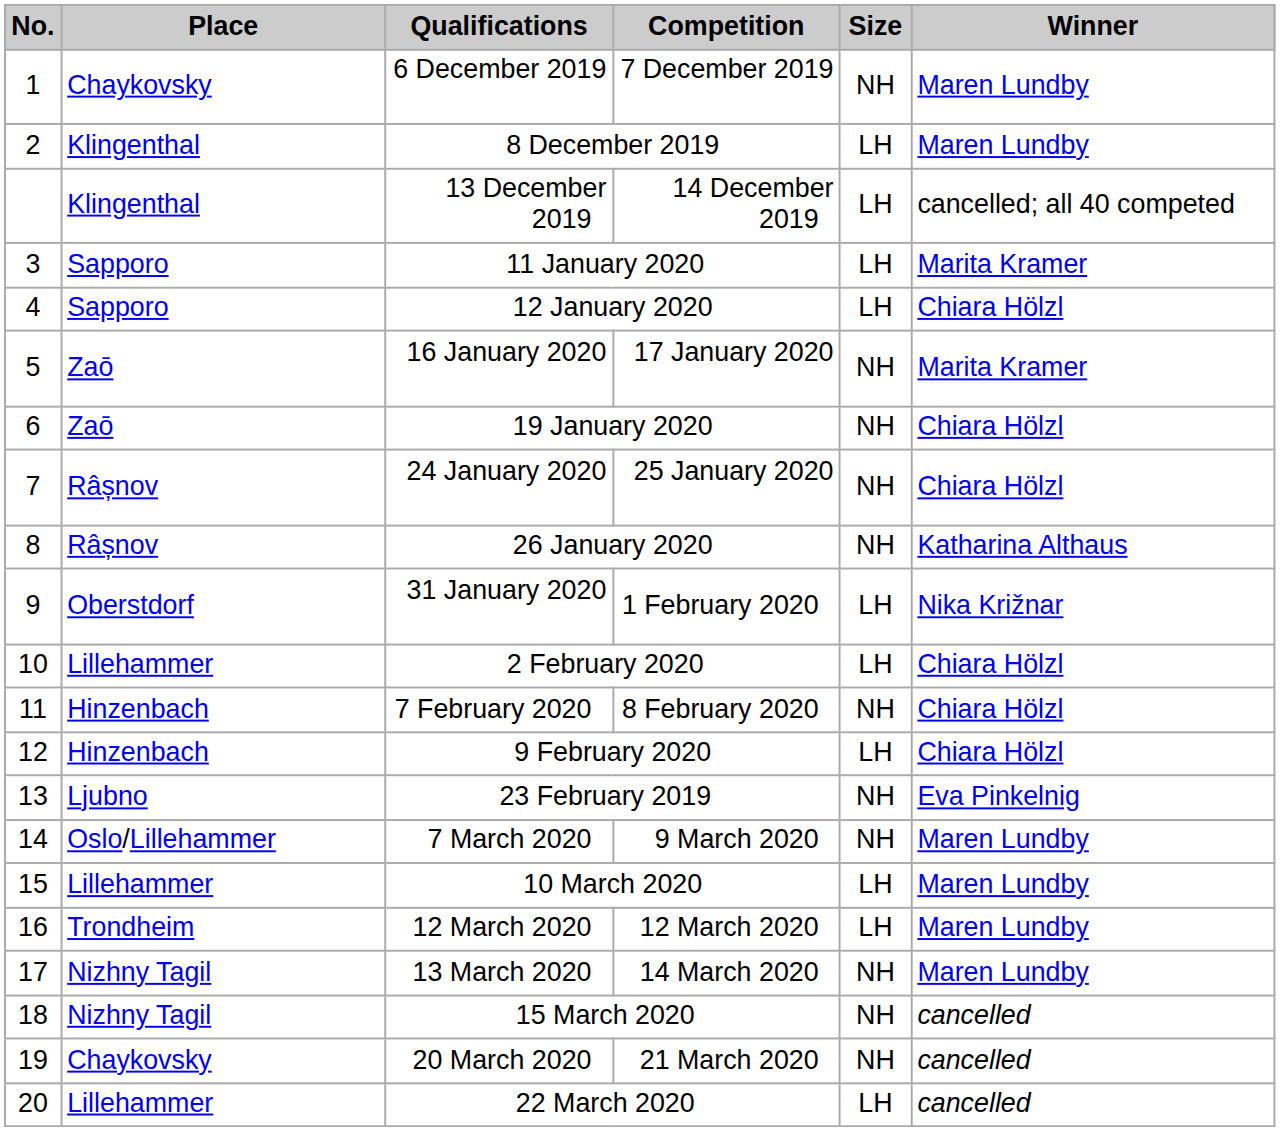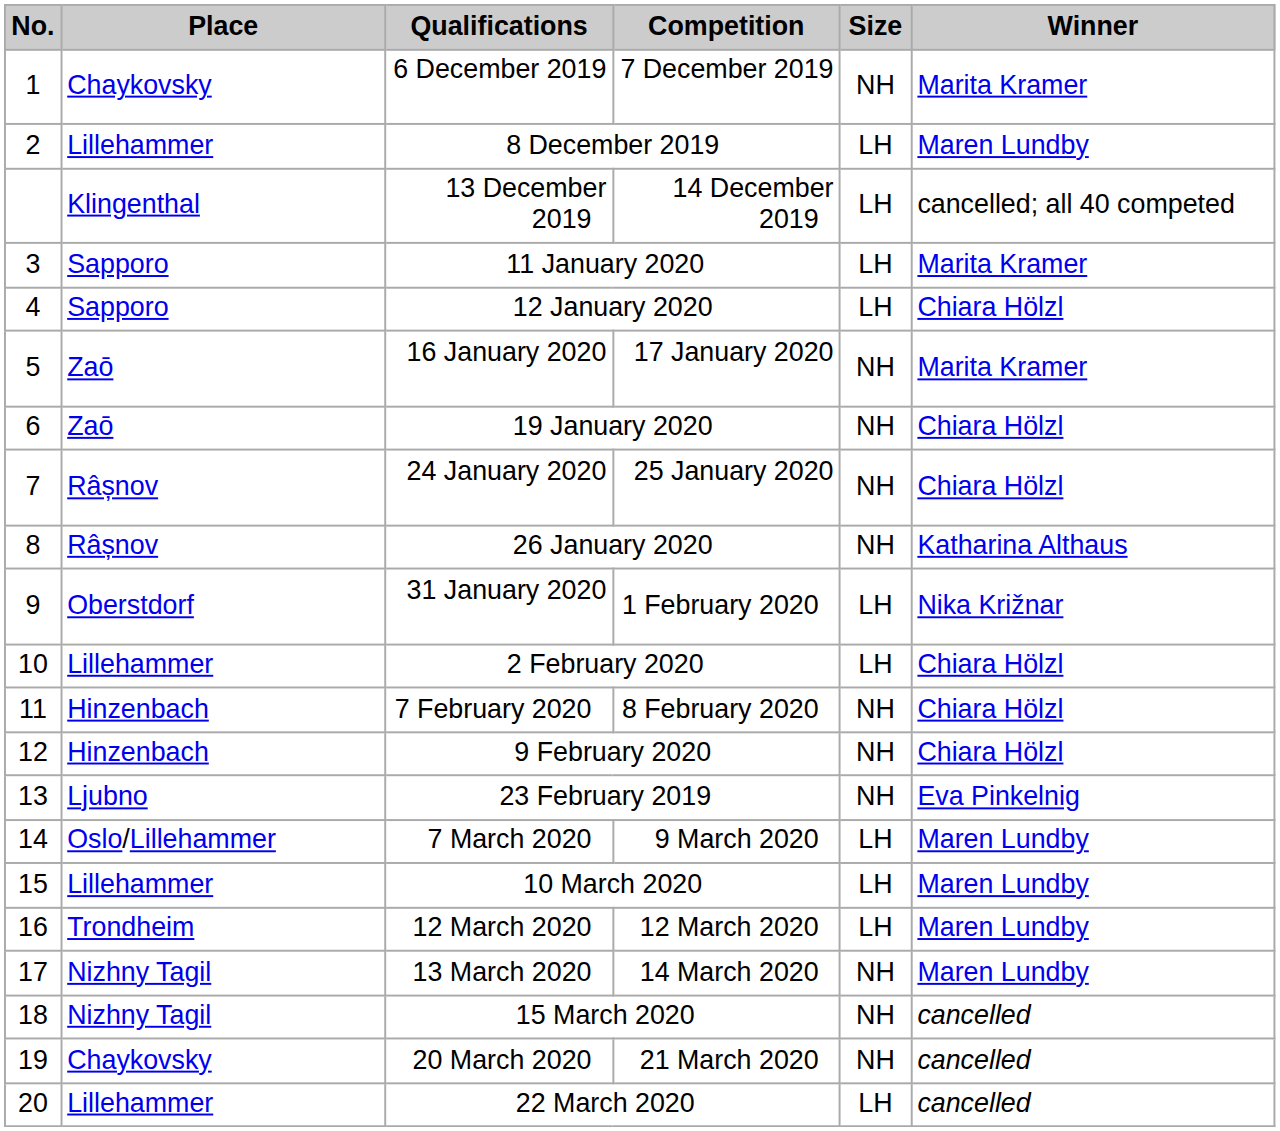(1003, 85) Maren Lundby -> (1002, 85) Marita Kramer
(134, 145) Klingenthal -> (140, 145) Lillehammer
(875, 752) LH -> (875, 752) NH
(875, 840) NH -> (875, 840) LH
